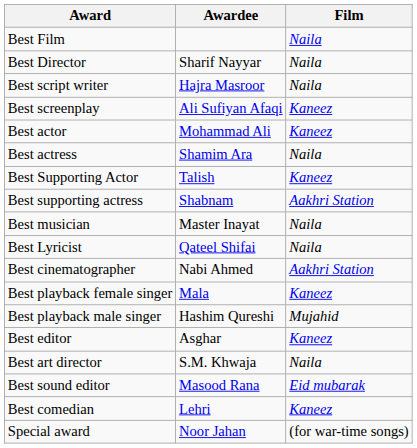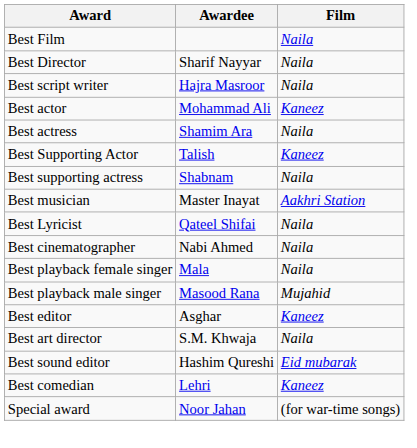- row: (54, 108)
(332, 200) Aakhri Station -> (297, 177) Naila
(305, 223) Naila -> (323, 200) Aakhri Station
(332, 270) Aakhri Station -> (297, 246) Naila
(311, 293) Kaneez -> (297, 270) Naila
(227, 316) Hashim Qureshi -> (219, 293) Masood Rana
(219, 385) Masood Rana -> (227, 362) Hashim Qureshi
